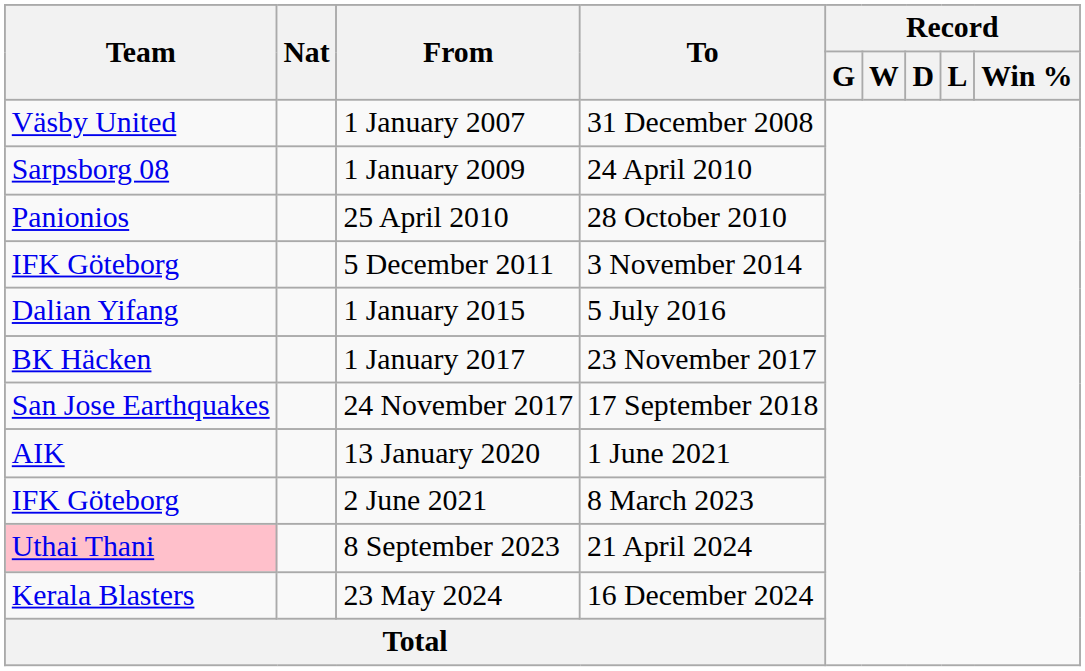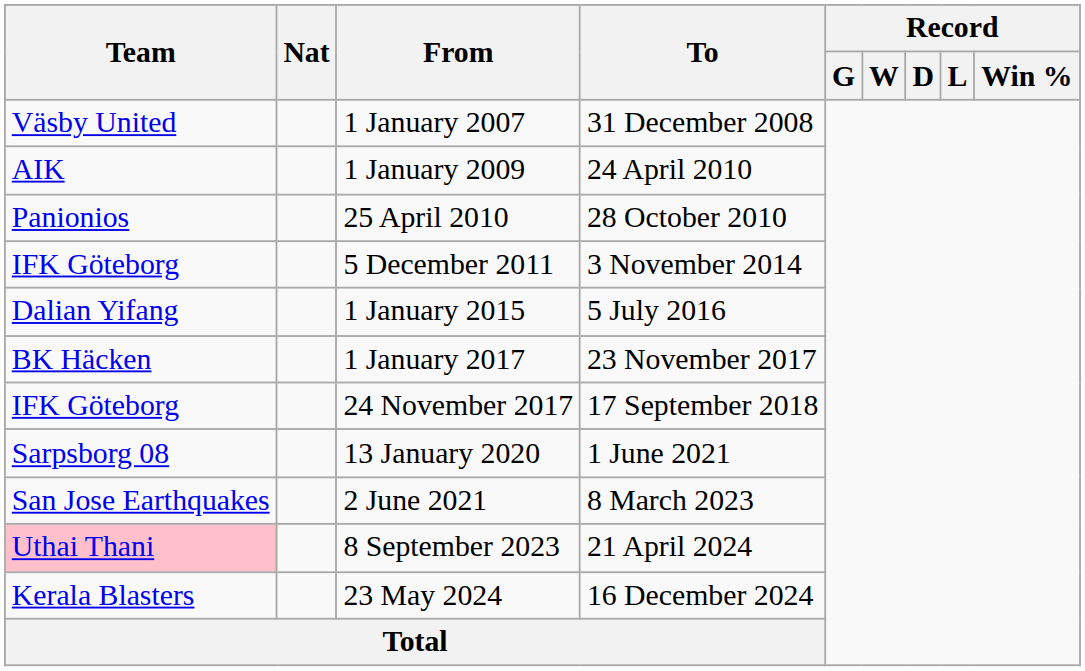(90, 169) Sarpsborg 08 -> (38, 169) AIK
(141, 405) San Jose Earthquakes -> (95, 405) IFK Göteborg
(38, 452) AIK -> (90, 452) Sarpsborg 08
(95, 500) IFK Göteborg -> (141, 500) San Jose Earthquakes
